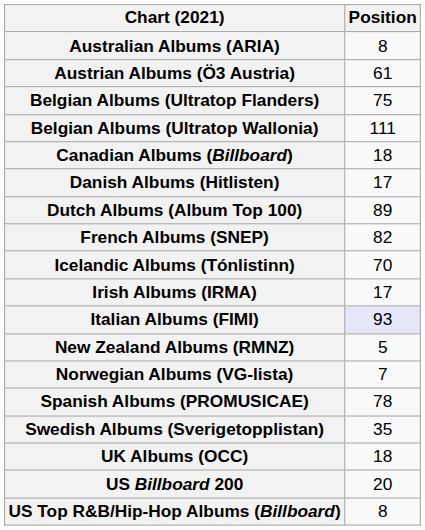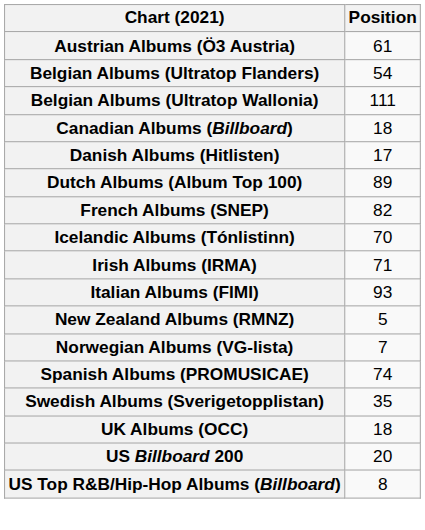- row: (175, 45)
(383, 100) 75 -> (383, 73) 54
(383, 292) 17 -> (383, 264) 71
(383, 319) lavender background -> (383, 292) no background
(383, 401) 78 -> (383, 374) 74
